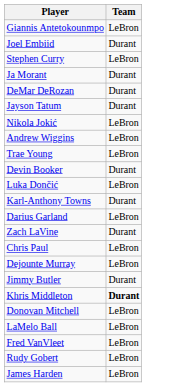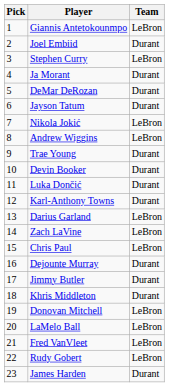+ column: (16, 12)
(124, 153) LeBron -> (146, 153) Durant
(124, 185) LeBron -> (146, 185) Durant
(122, 232) Durant -> (147, 232) LeBron
(124, 264) LeBron -> (146, 264) Durant
(124, 295) bold -> (146, 295) normal
(124, 374) LeBron -> (146, 374) Durant
